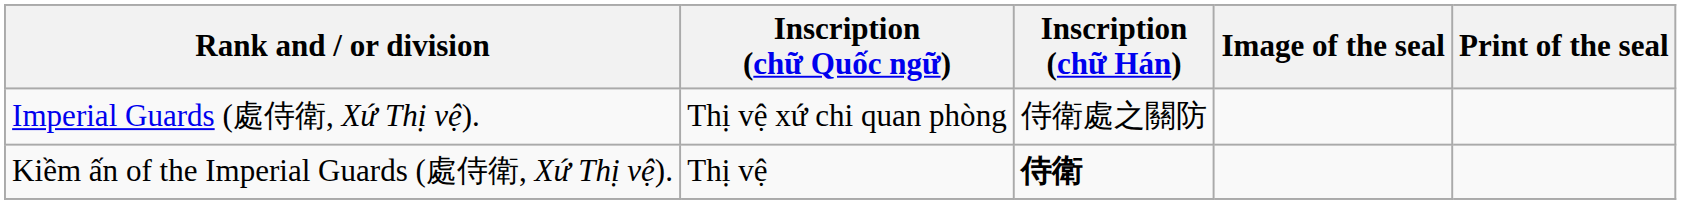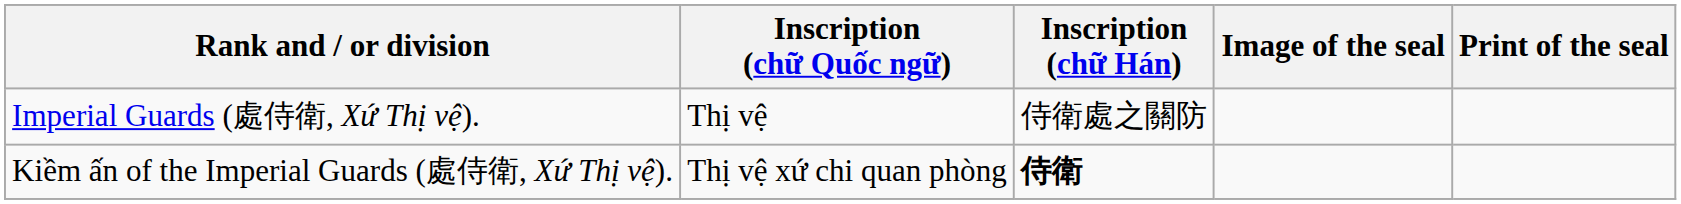(847, 116) Thị vệ xứ chi quan phòng -> (727, 116) Thị vệ
(727, 171) Thị vệ -> (847, 171) Thị vệ xứ chi quan phòng
